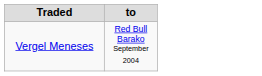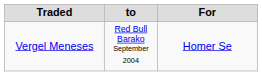+ column: (207, 13)
